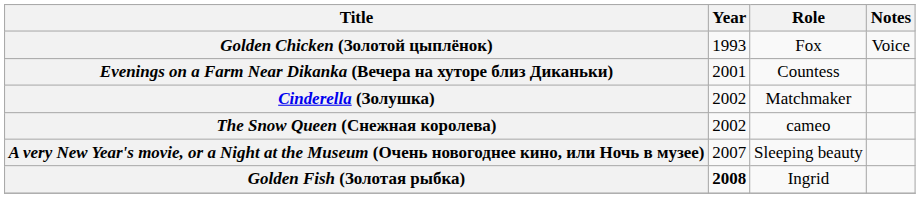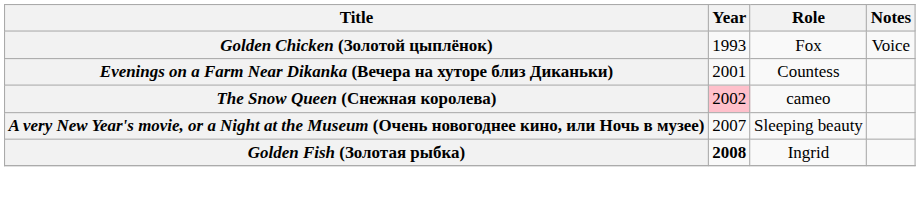- row: (356, 98)
(729, 125) no background -> (729, 98) pink background
